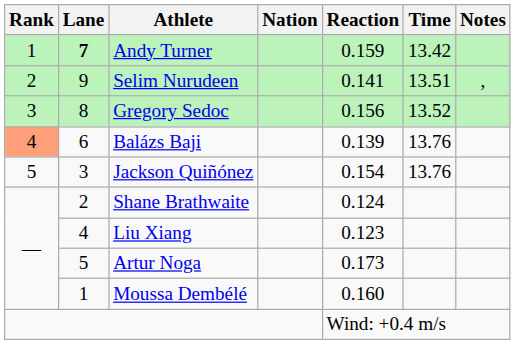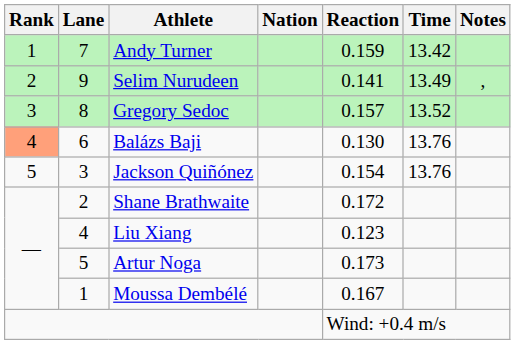(84, 50) bold -> (84, 50) normal
(430, 80) 13.51 -> (430, 80) 13.49
(363, 111) 0.156 -> (363, 111) 0.157
(363, 141) 0.139 -> (363, 141) 0.130
(363, 202) 0.124 -> (363, 202) 0.172
(363, 293) 0.160 -> (363, 293) 0.167
